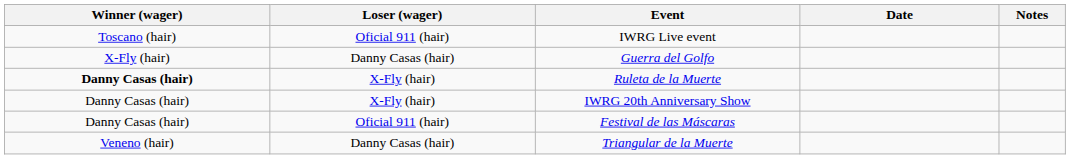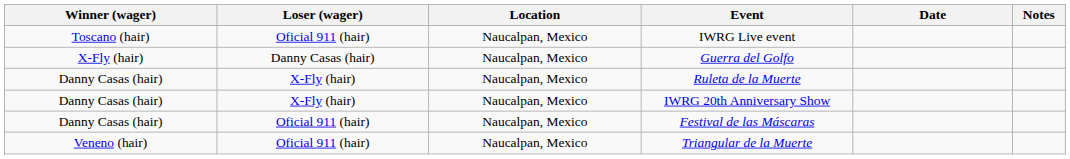+ column: (535, 15)
(137, 79) bold -> (111, 79) normal
(402, 143) Danny Casas (hair) -> (323, 143) Oficial 911 (hair)
